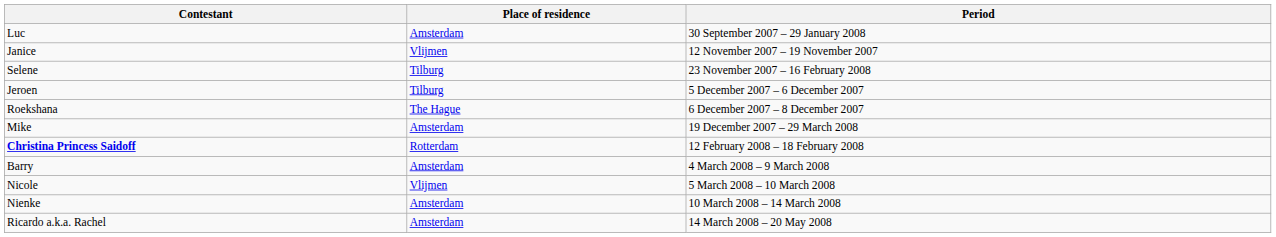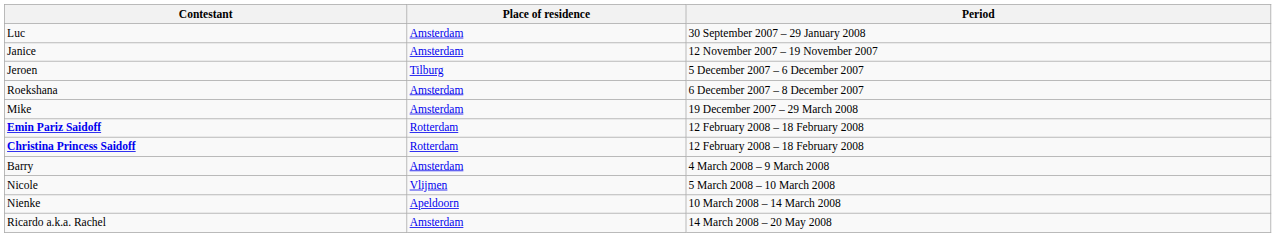(429, 52) Vlijmen -> (437, 52) Amsterdam
- row: (22, 71)
(435, 109) The Hague -> (437, 90) Amsterdam
+ row: (54, 128)
(437, 204) Amsterdam -> (434, 204) Apeldoorn
